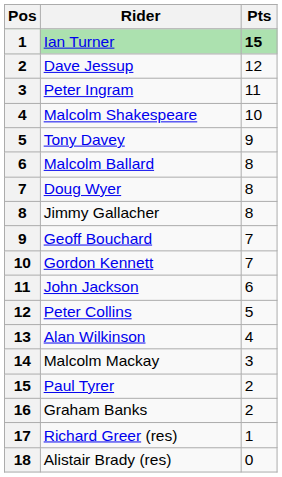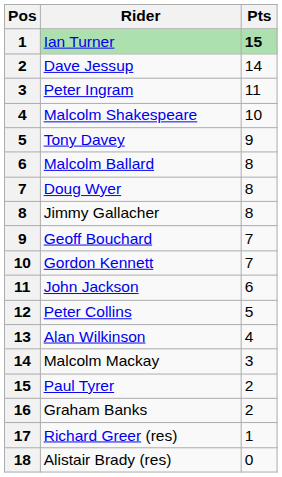(253, 66) 12 -> (253, 66) 14
